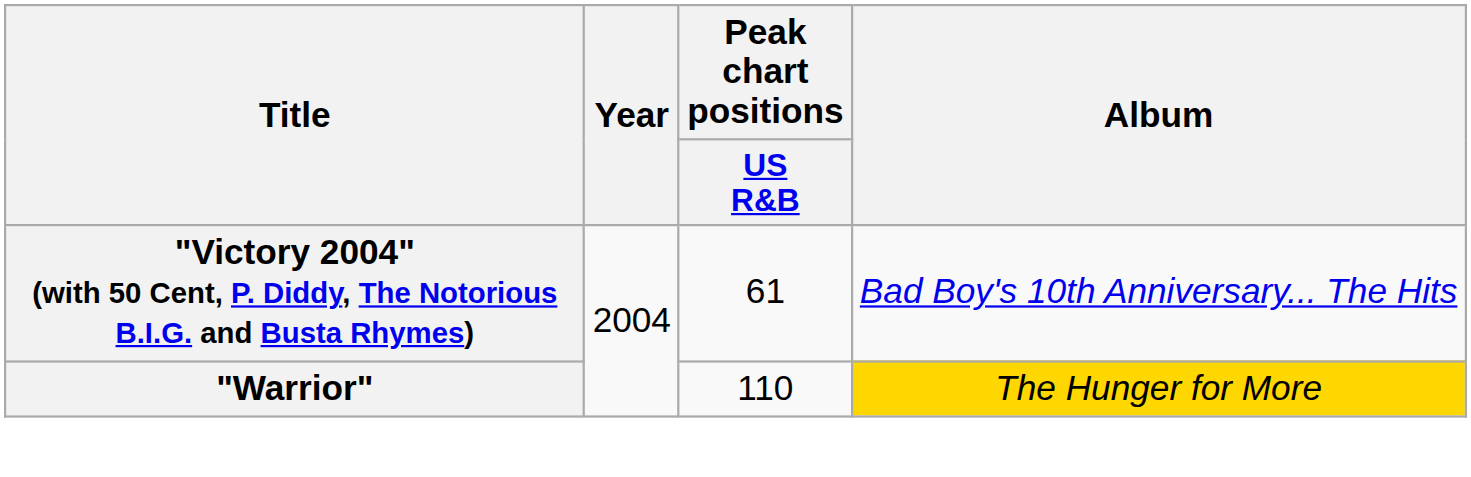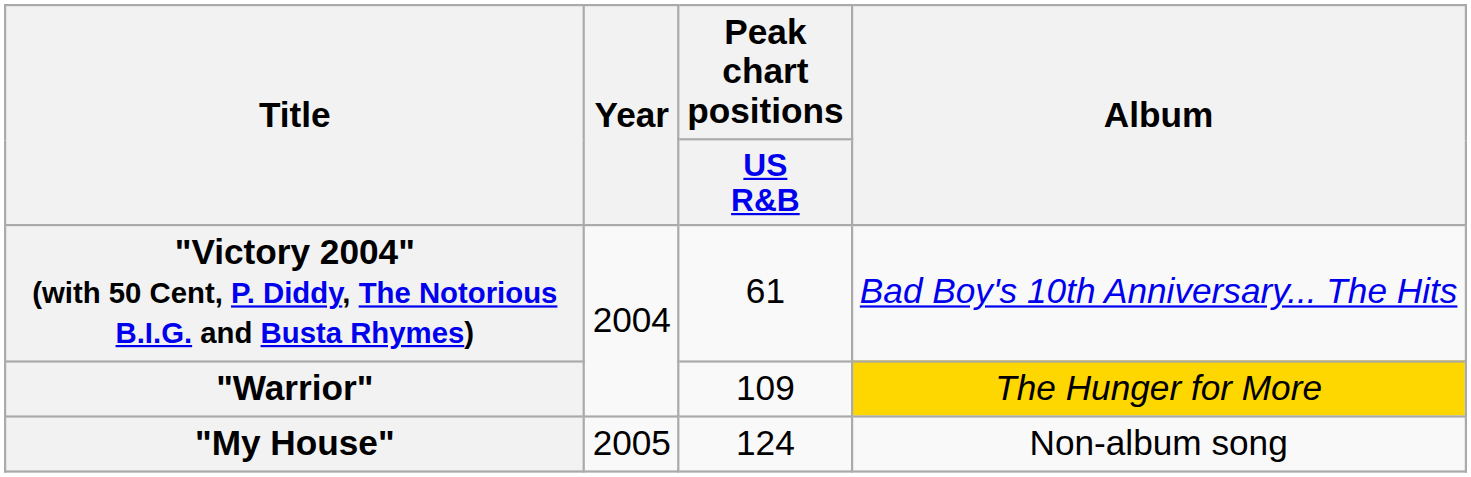(765, 387) 110 -> (765, 387) 109
+ row: (295, 443)
